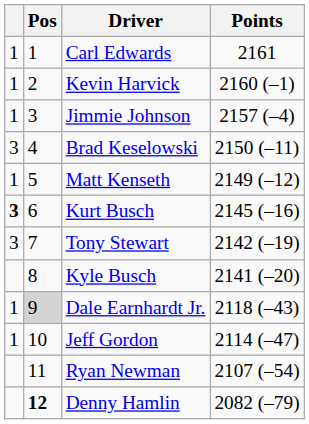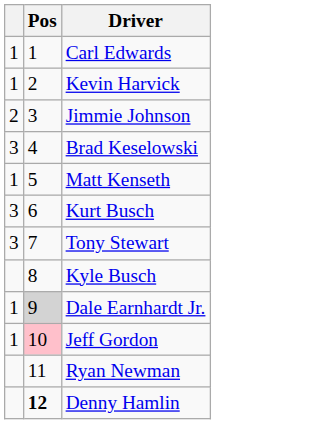- column: (257, 20)
(14, 116) 1 -> (14, 116) 2
(14, 211) bold -> (14, 211) normal
(37, 338) no background -> (37, 338) pink background
